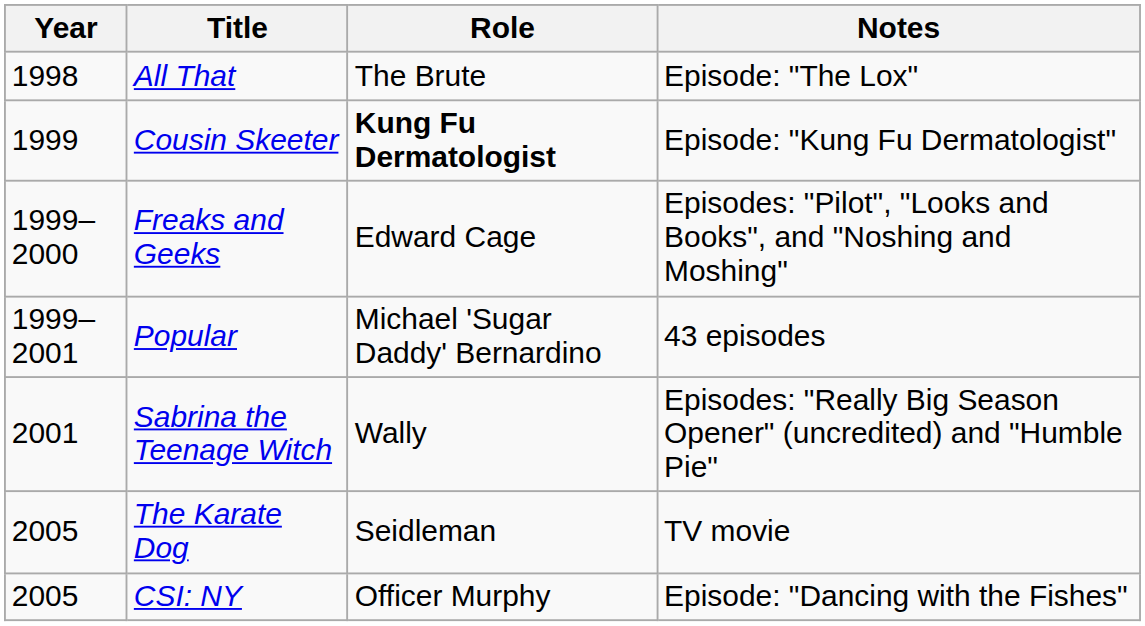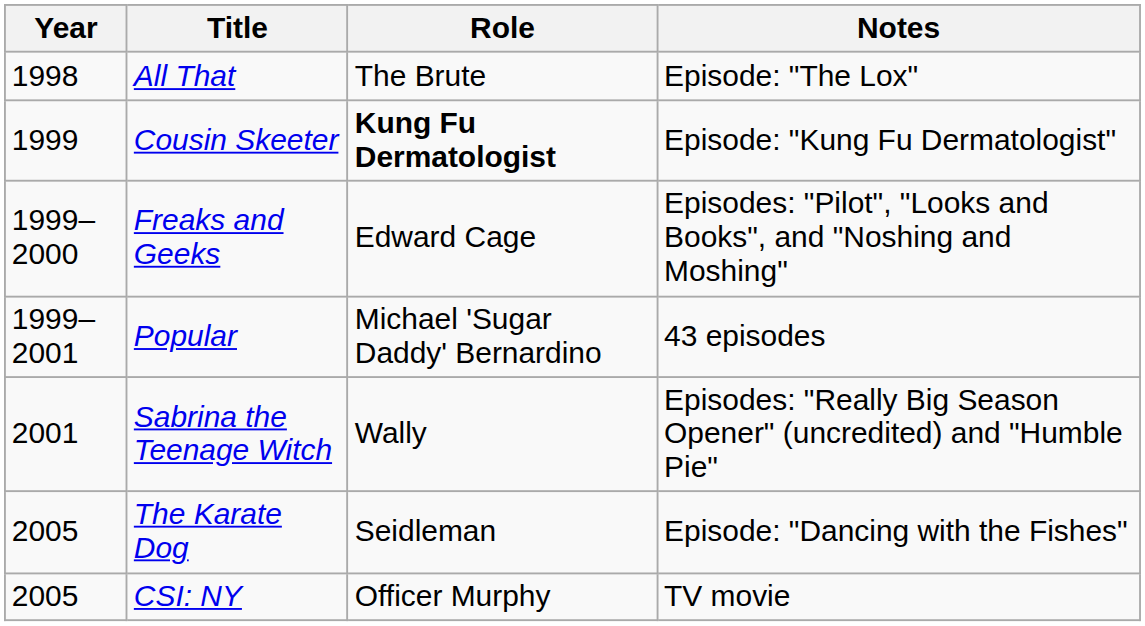(727, 531) TV movie -> (896, 531) Episode: "Dancing with the Fishes"
(896, 596) Episode: "Dancing with the Fishes" -> (727, 596) TV movie
